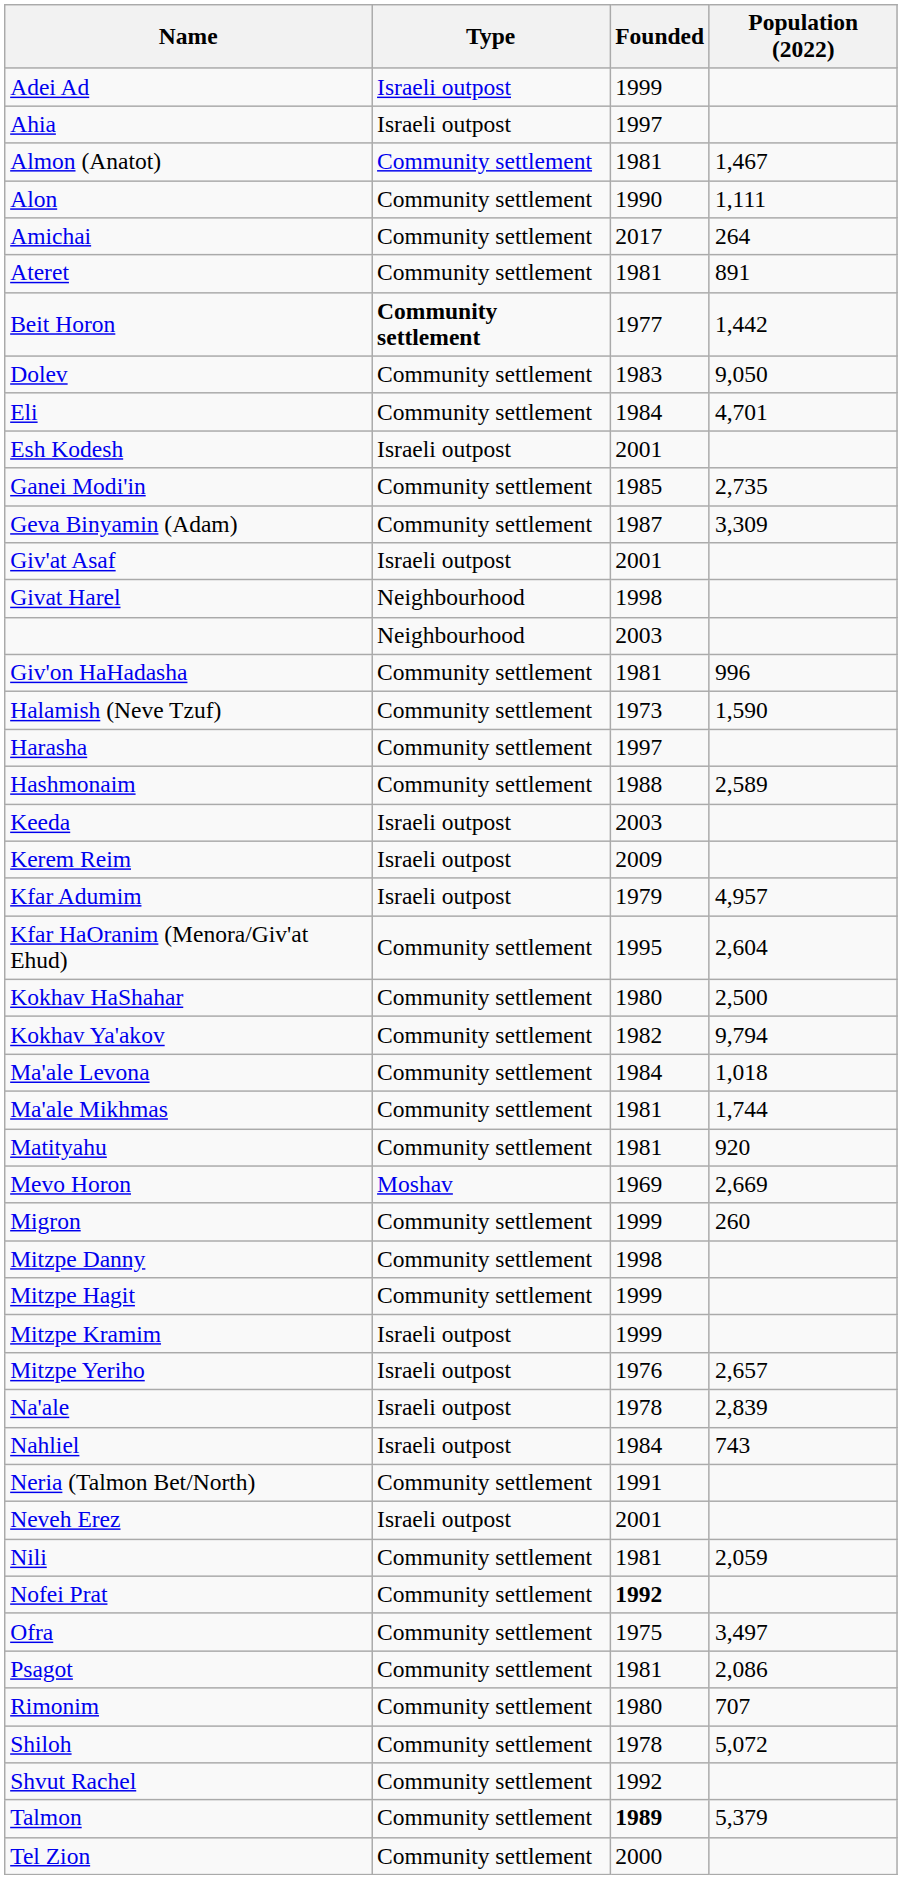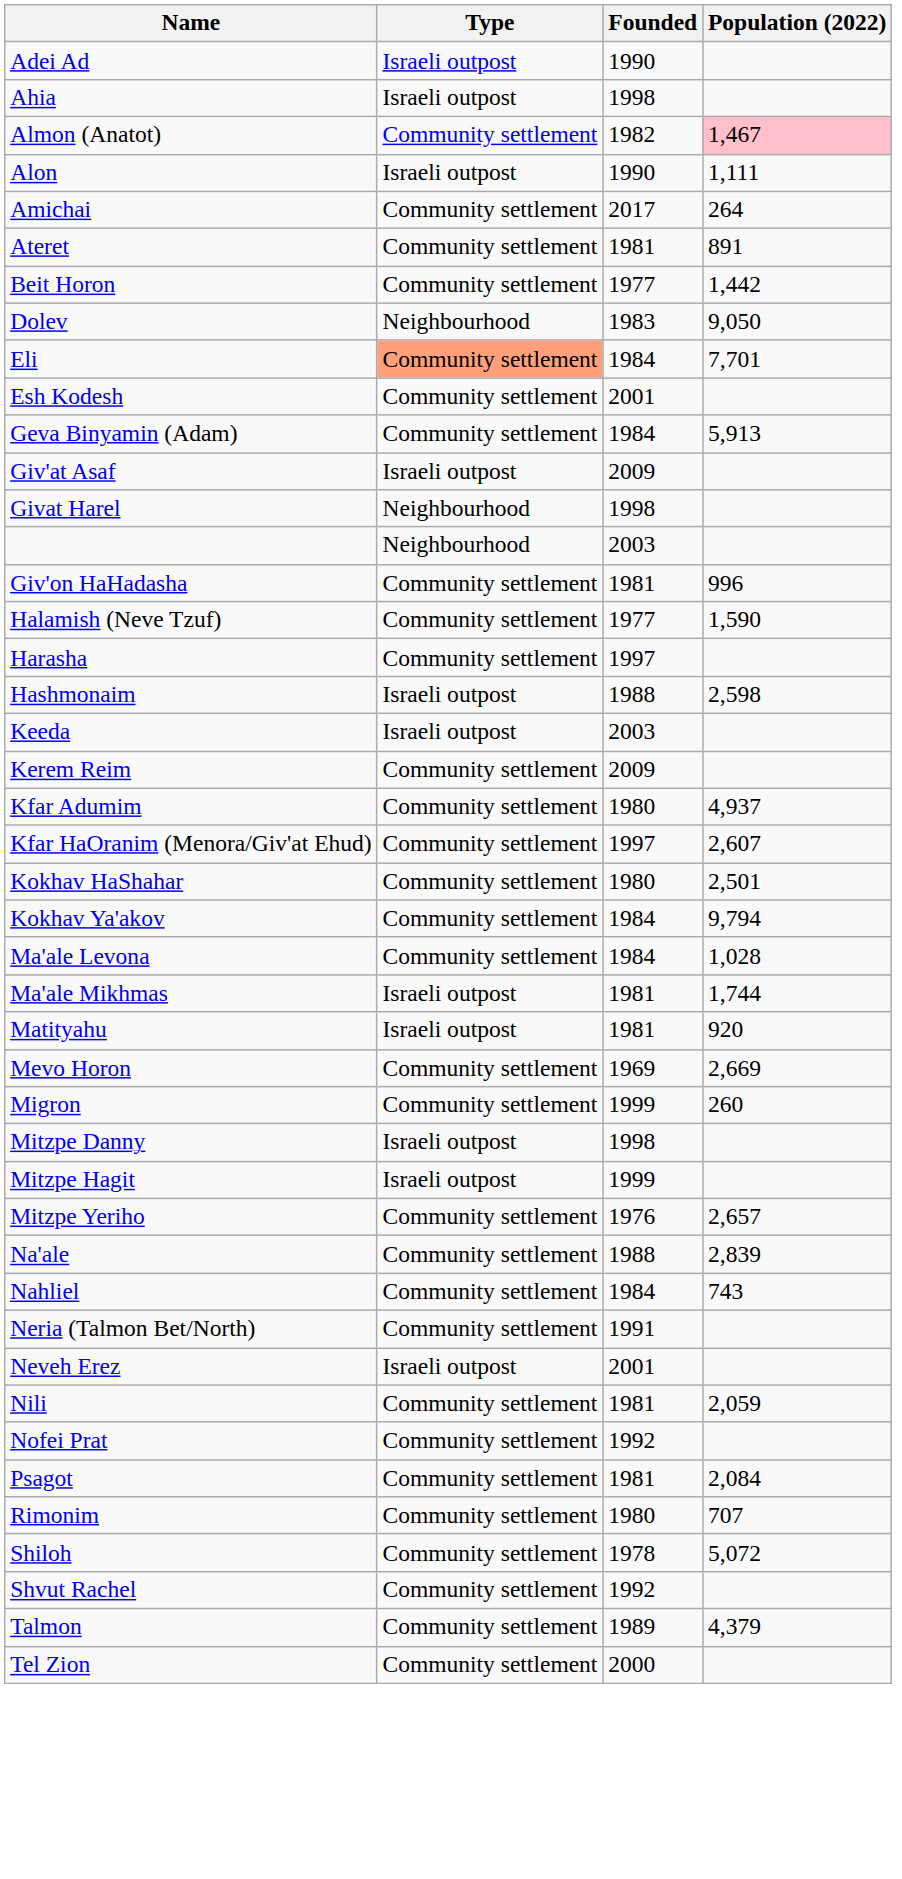(639, 86) 1999 -> (632, 60) 1990
(639, 124) 1997 -> (632, 97) 1998
(639, 161) 1981 -> (632, 135) 1982
(741, 161) no background -> (734, 135) pink background
(485, 198) Community settlement -> (449, 172) Israeli outpost
(437, 323) bold -> (490, 284) normal
(485, 374) Community settlement -> (456, 321) Neighbourhood
(485, 411) no background -> (490, 358) lightsalmon background
(741, 411) 4,701 -> (734, 358) 7,701
(444, 449) Israeli outpost -> (490, 396) Community settlement
- row: (78, 486)
(639, 523) 1987 -> (632, 433) 1984
(741, 523) 3,309 -> (734, 433) 5,913
(639, 560) 2001 -> (632, 470) 2009
(639, 710) 1973 -> (632, 619) 1977
(485, 784) Community settlement -> (449, 694) Israeli outpost
(741, 784) 2,589 -> (734, 694) 2,598
(444, 859) Israeli outpost -> (490, 769) Community settlement
(444, 896) Israeli outpost -> (490, 806) Community settlement
(639, 896) 1979 -> (632, 806) 1980
(741, 896) 4,957 -> (734, 806) 4,937
(639, 947) 1995 -> (632, 843) 1997
(741, 947) 2,604 -> (734, 843) 2,607
(741, 997) 2,500 -> (734, 881) 2,501
(639, 1035) 1982 -> (632, 918) 1984
(741, 1072) 1,018 -> (734, 955) 1,028
(485, 1109) Community settlement -> (449, 992) Israeli outpost
(485, 1146) Community settlement -> (449, 1030) Israeli outpost
(415, 1184) Moshav -> (490, 1067) Community settlement
(485, 1258) Community settlement -> (449, 1142) Israeli outpost
(485, 1296) Community settlement -> (449, 1179) Israeli outpost
- row: (86, 1333)
(444, 1370) Israeli outpost -> (490, 1216) Community settlement
(444, 1408) Israeli outpost -> (490, 1254) Community settlement
(639, 1408) 1978 -> (632, 1254) 1988
(444, 1445) Israeli outpost -> (490, 1291) Community settlement
(639, 1594) bold -> (632, 1440) normal
- row: (32, 1631)
(741, 1669) 2,086 -> (734, 1477) 2,084
(639, 1818) bold -> (632, 1627) normal
(741, 1818) 5,379 -> (734, 1627) 4,379
